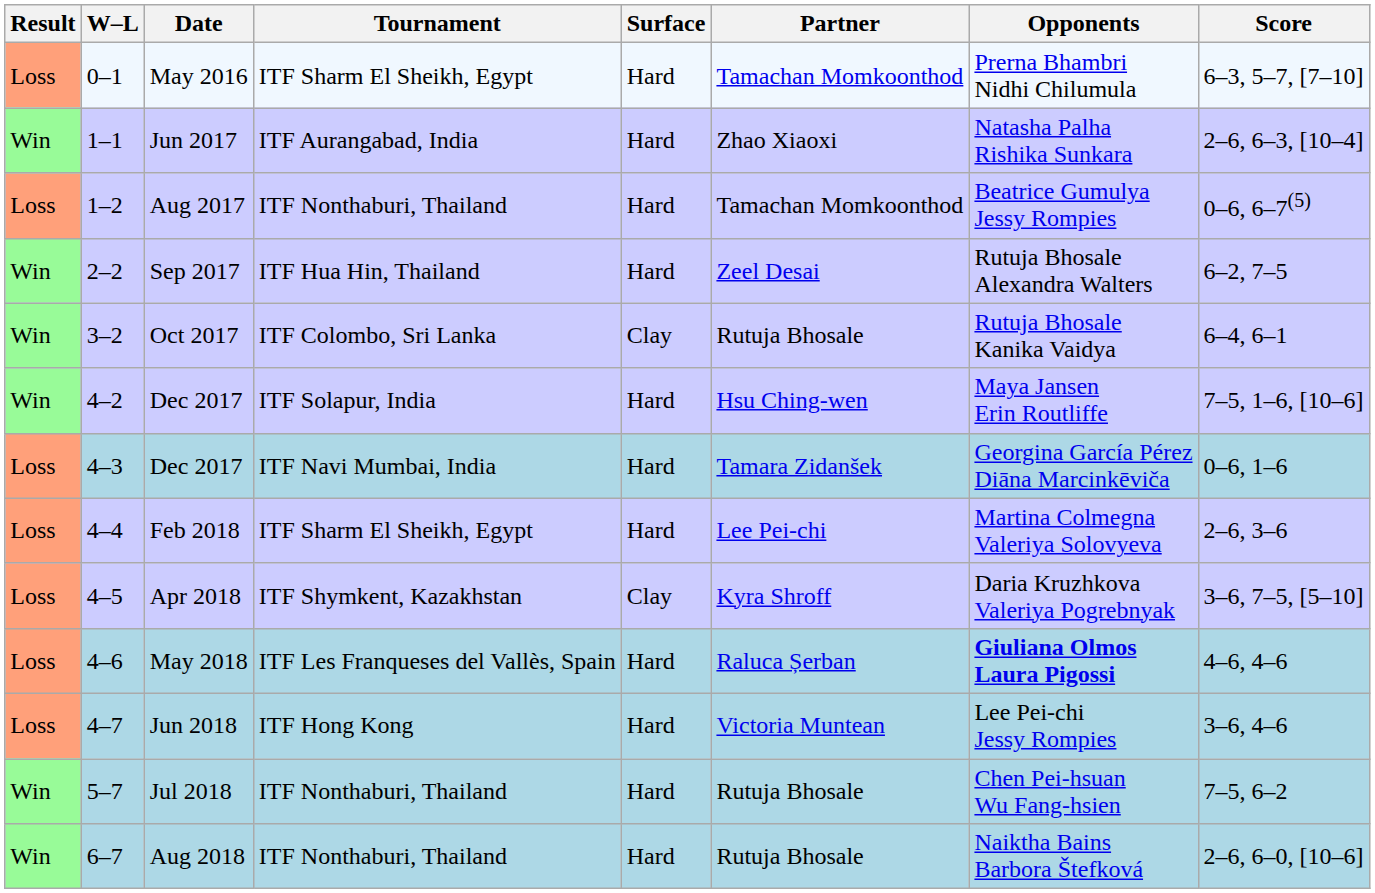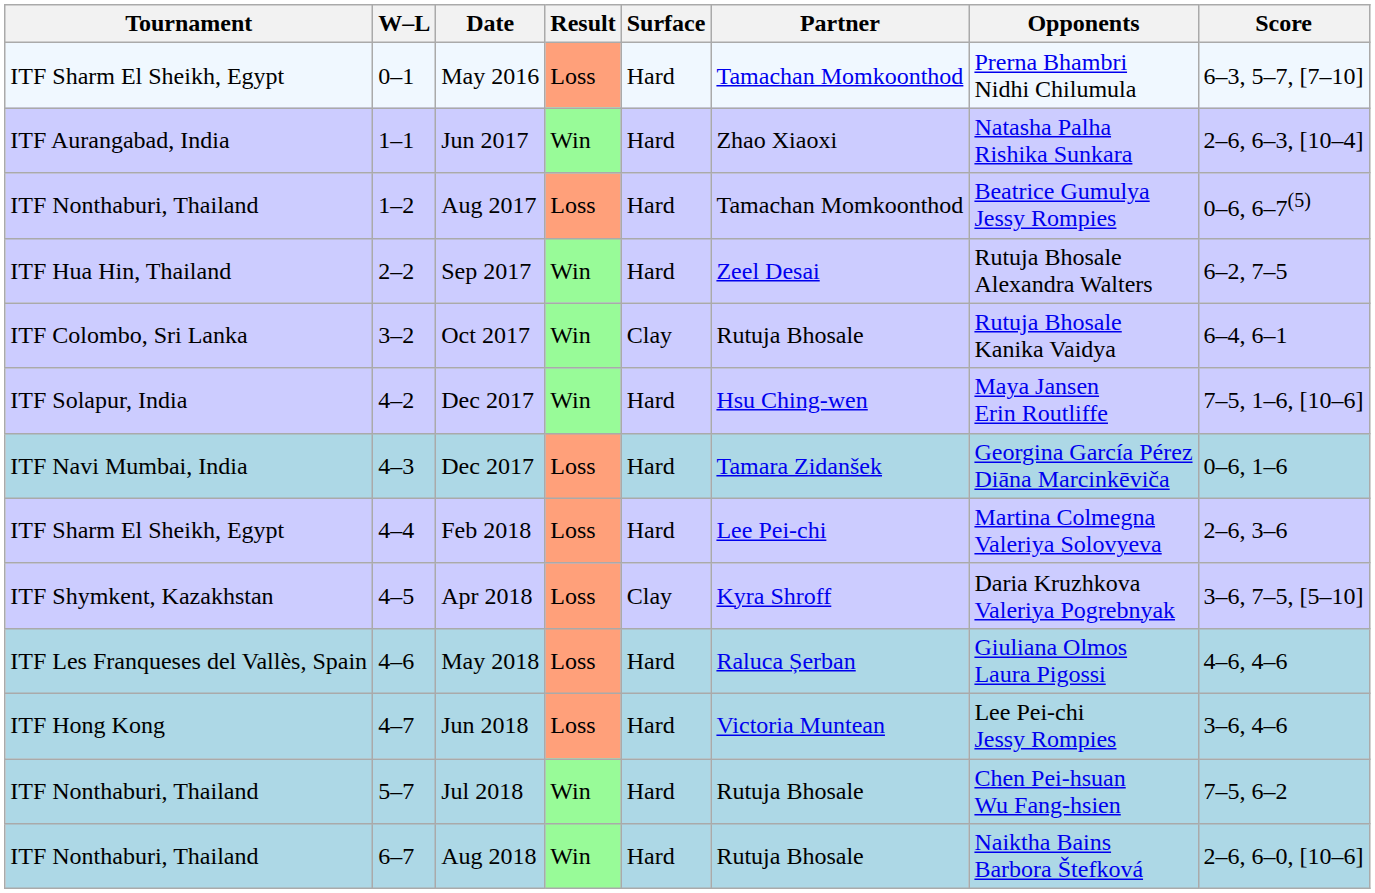columns swapped: (43, 23) <-> (437, 23)
(1055, 660) bold -> (1051, 660) normal
